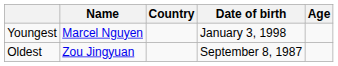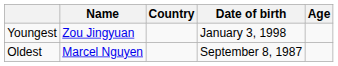(103, 33) Marcel Nguyen -> (98, 33) Zou Jingyuan
(98, 52) Zou Jingyuan -> (103, 52) Marcel Nguyen
